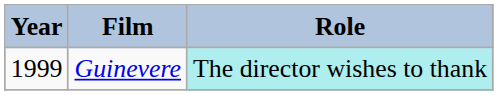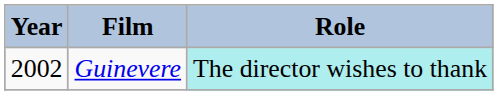(37, 68) 1999 -> (37, 68) 2002
